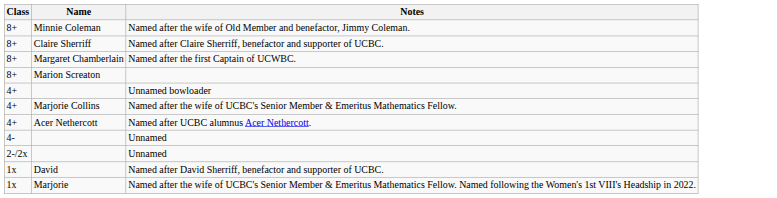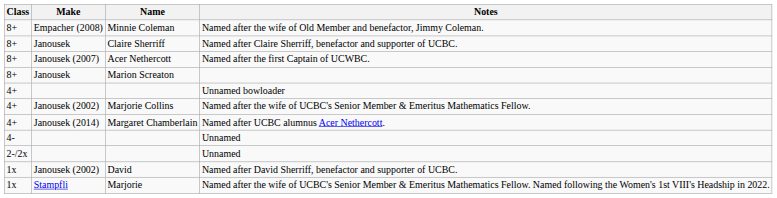+ column: (68, 12)
(79, 59) Margaret Chamberlain -> (139, 59) Acer Nethercott
(66, 122) Acer Nethercott -> (152, 122) Margaret Chamberlain
